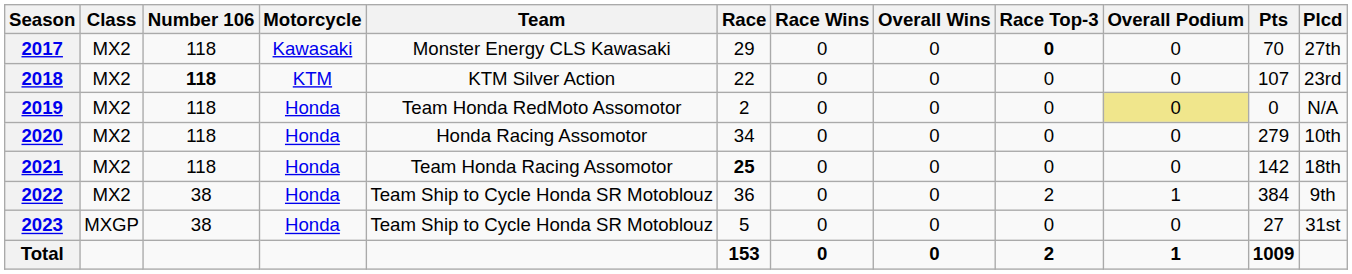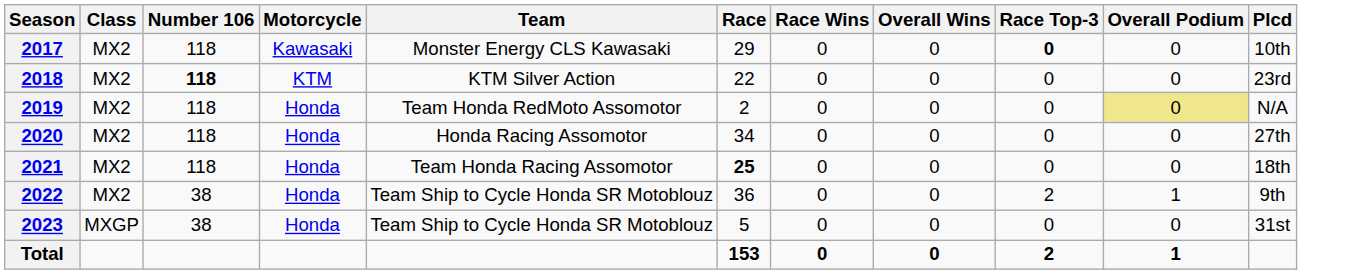- column: (1274, 19)
(1323, 48) 27th -> (1272, 48) 10th
(1323, 136) 10th -> (1272, 136) 27th
